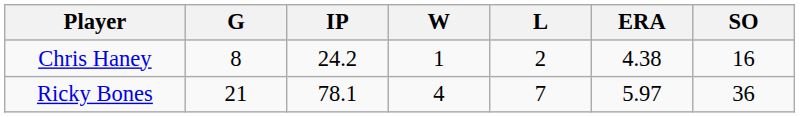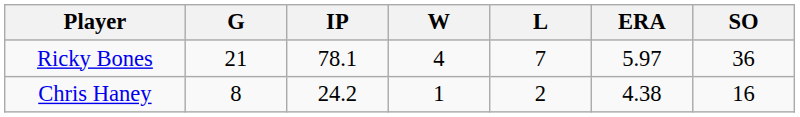rows swapped: (95, 93) <-> (95, 58)
